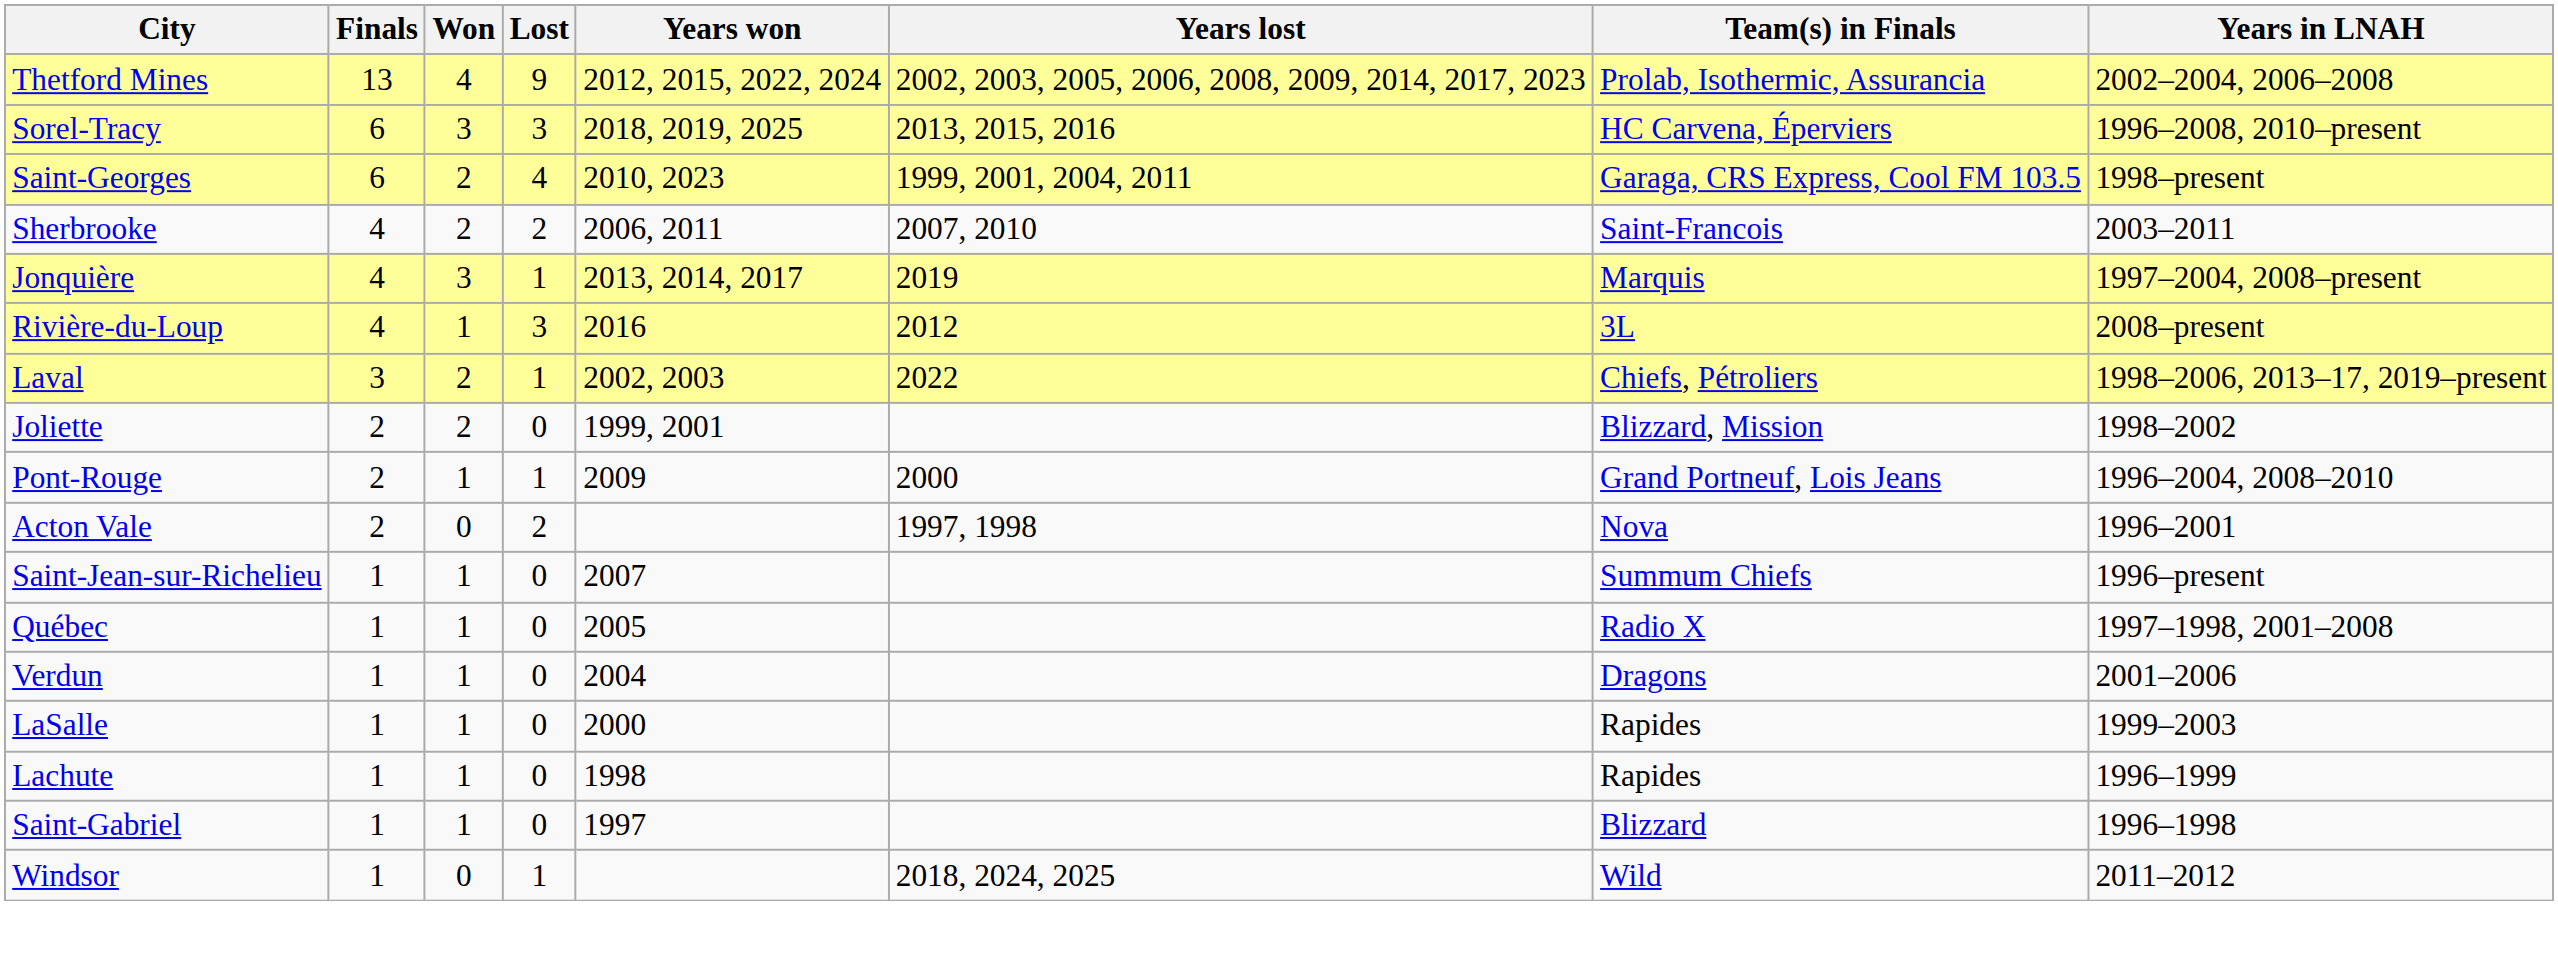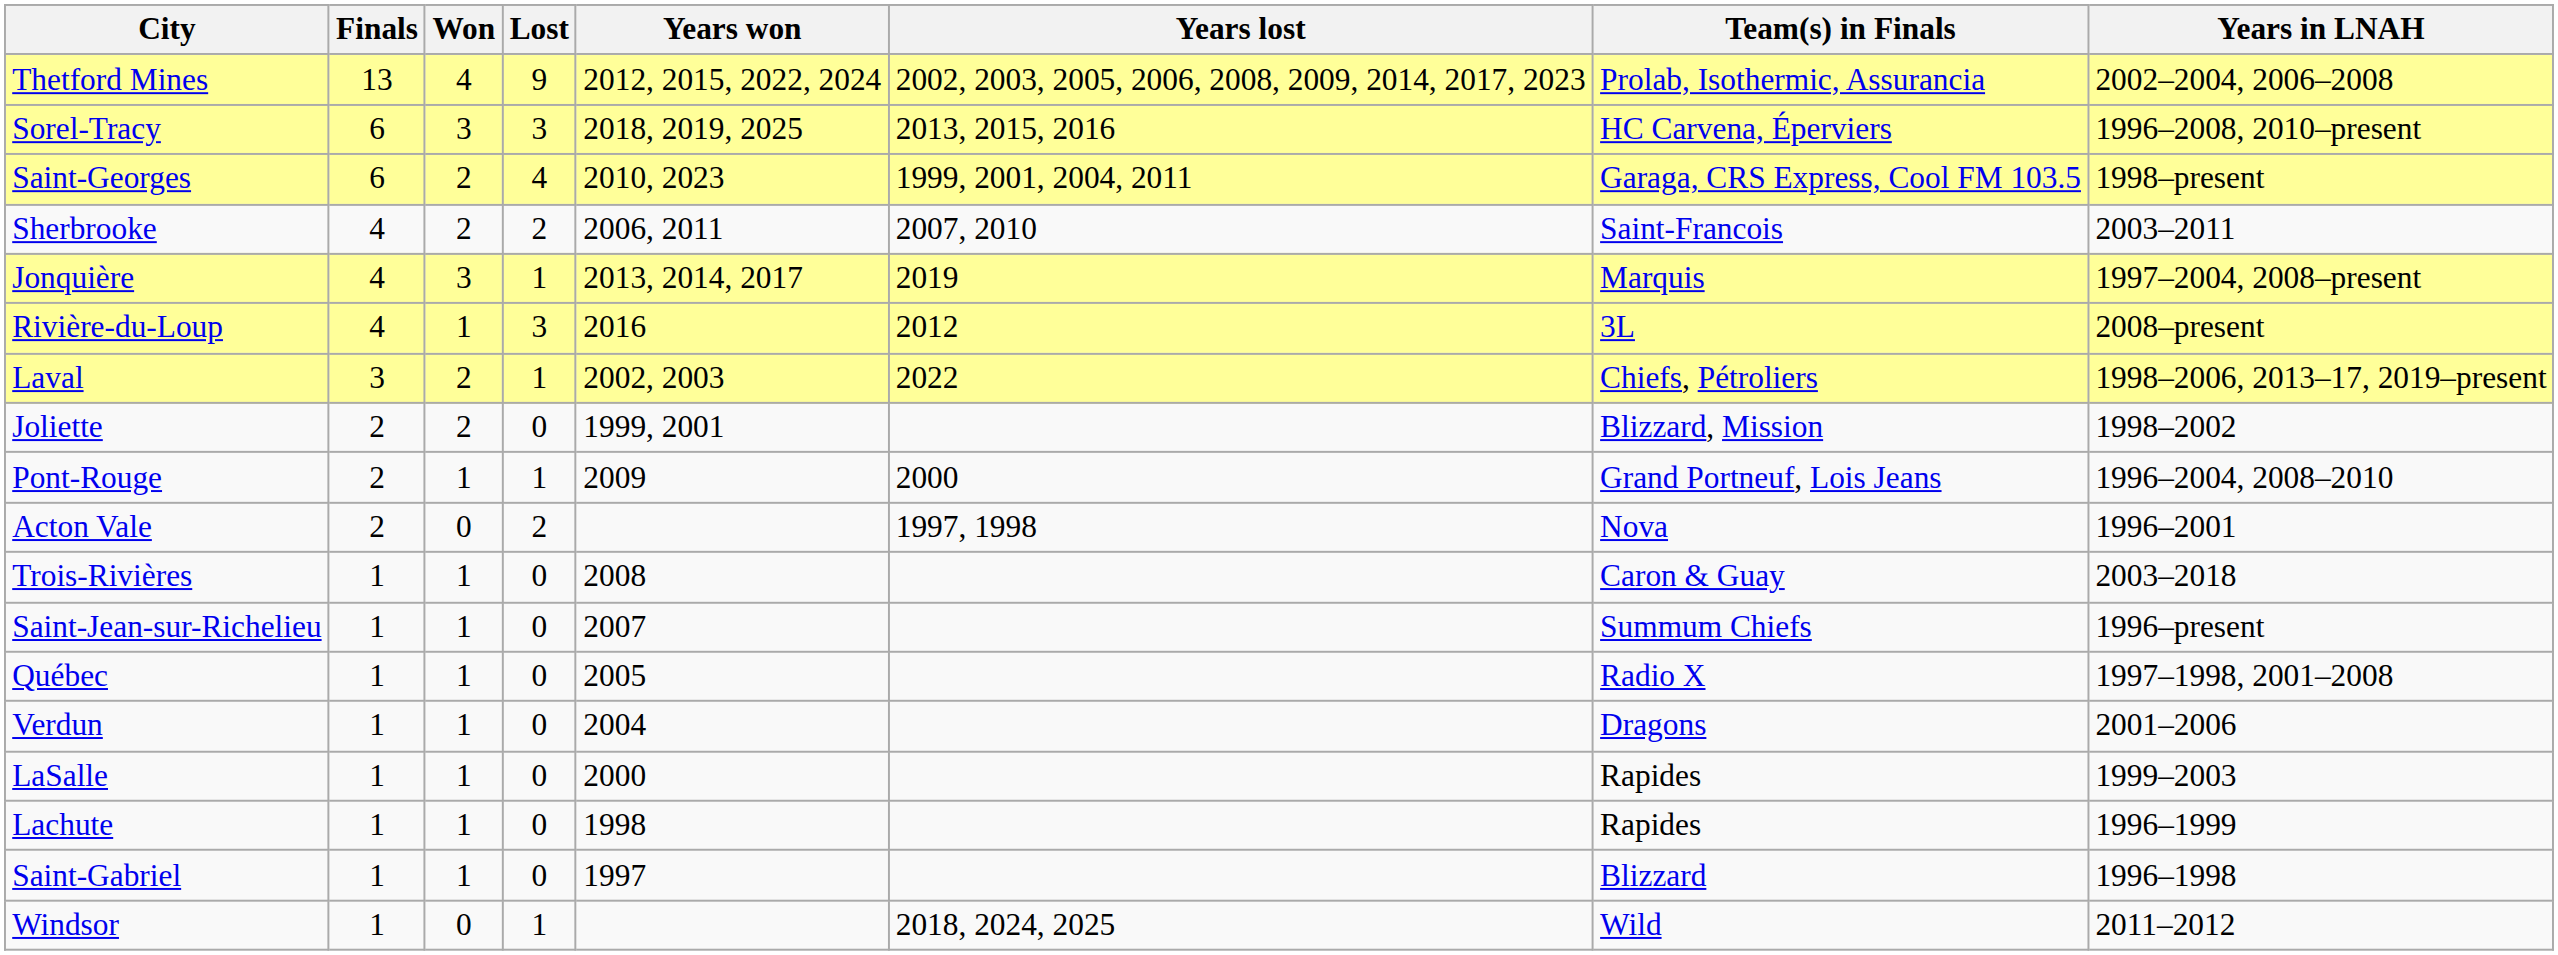+ row: (102, 576)
